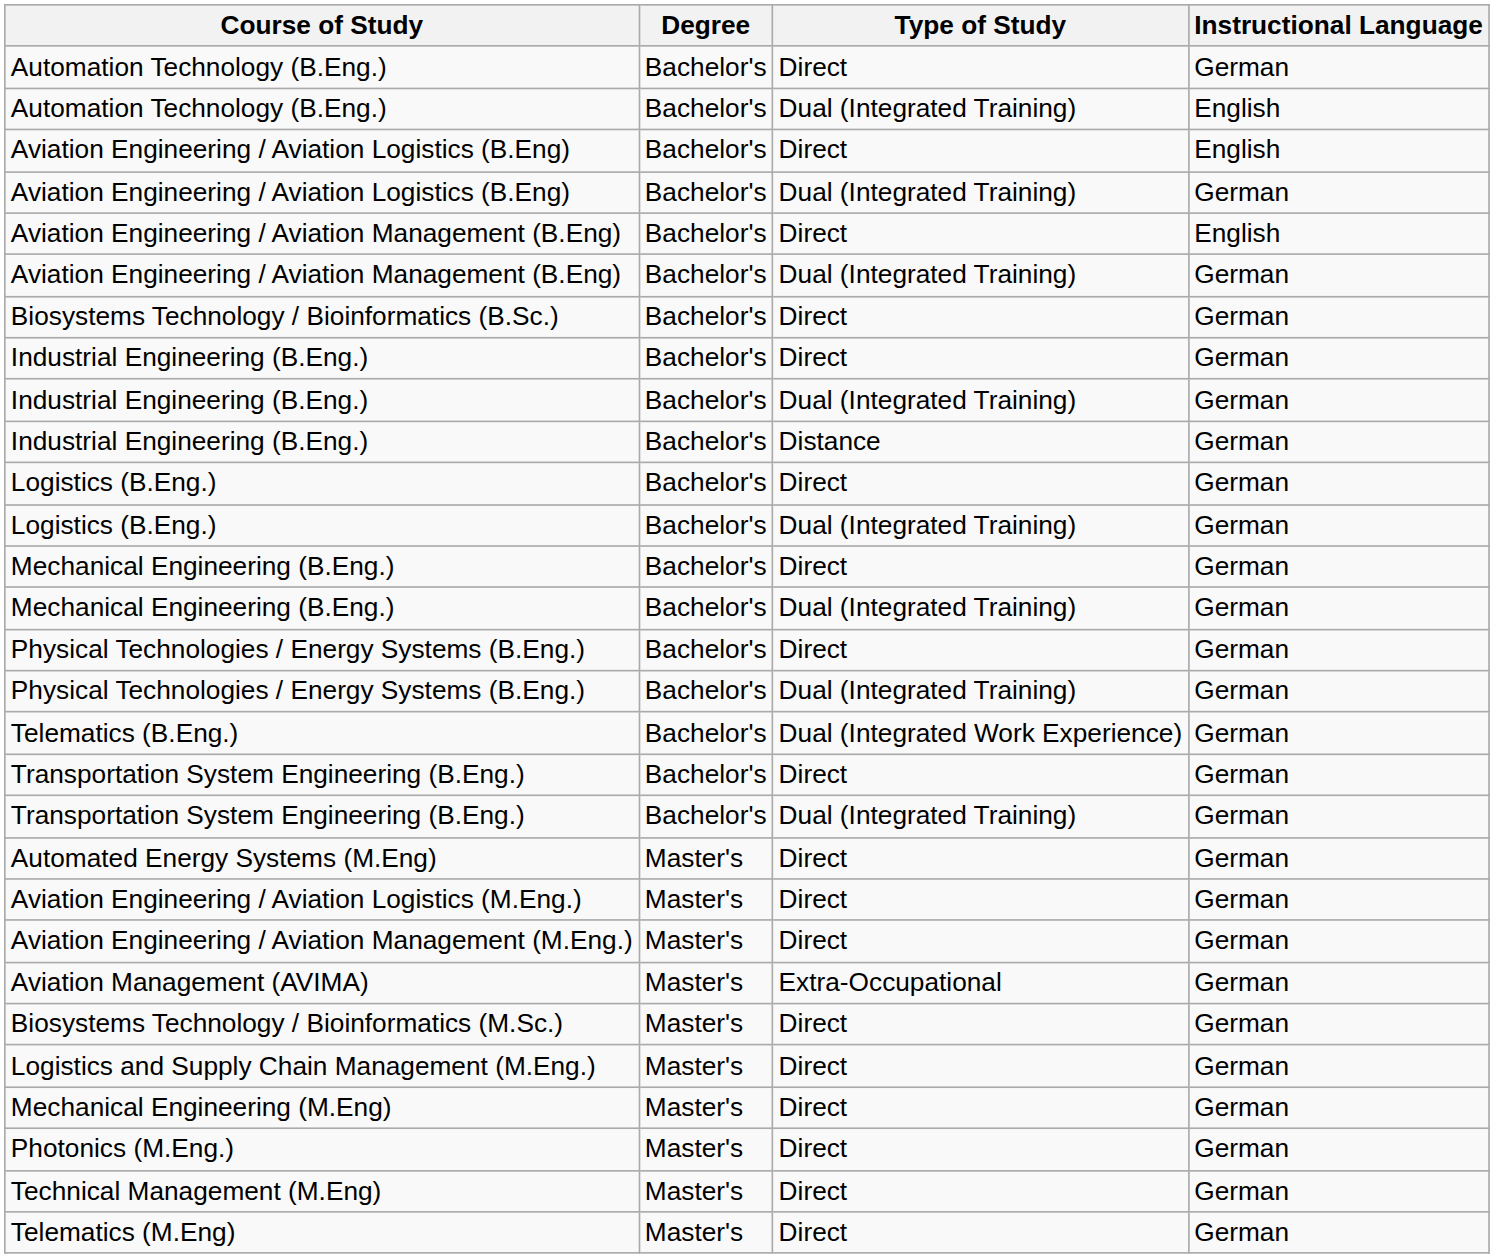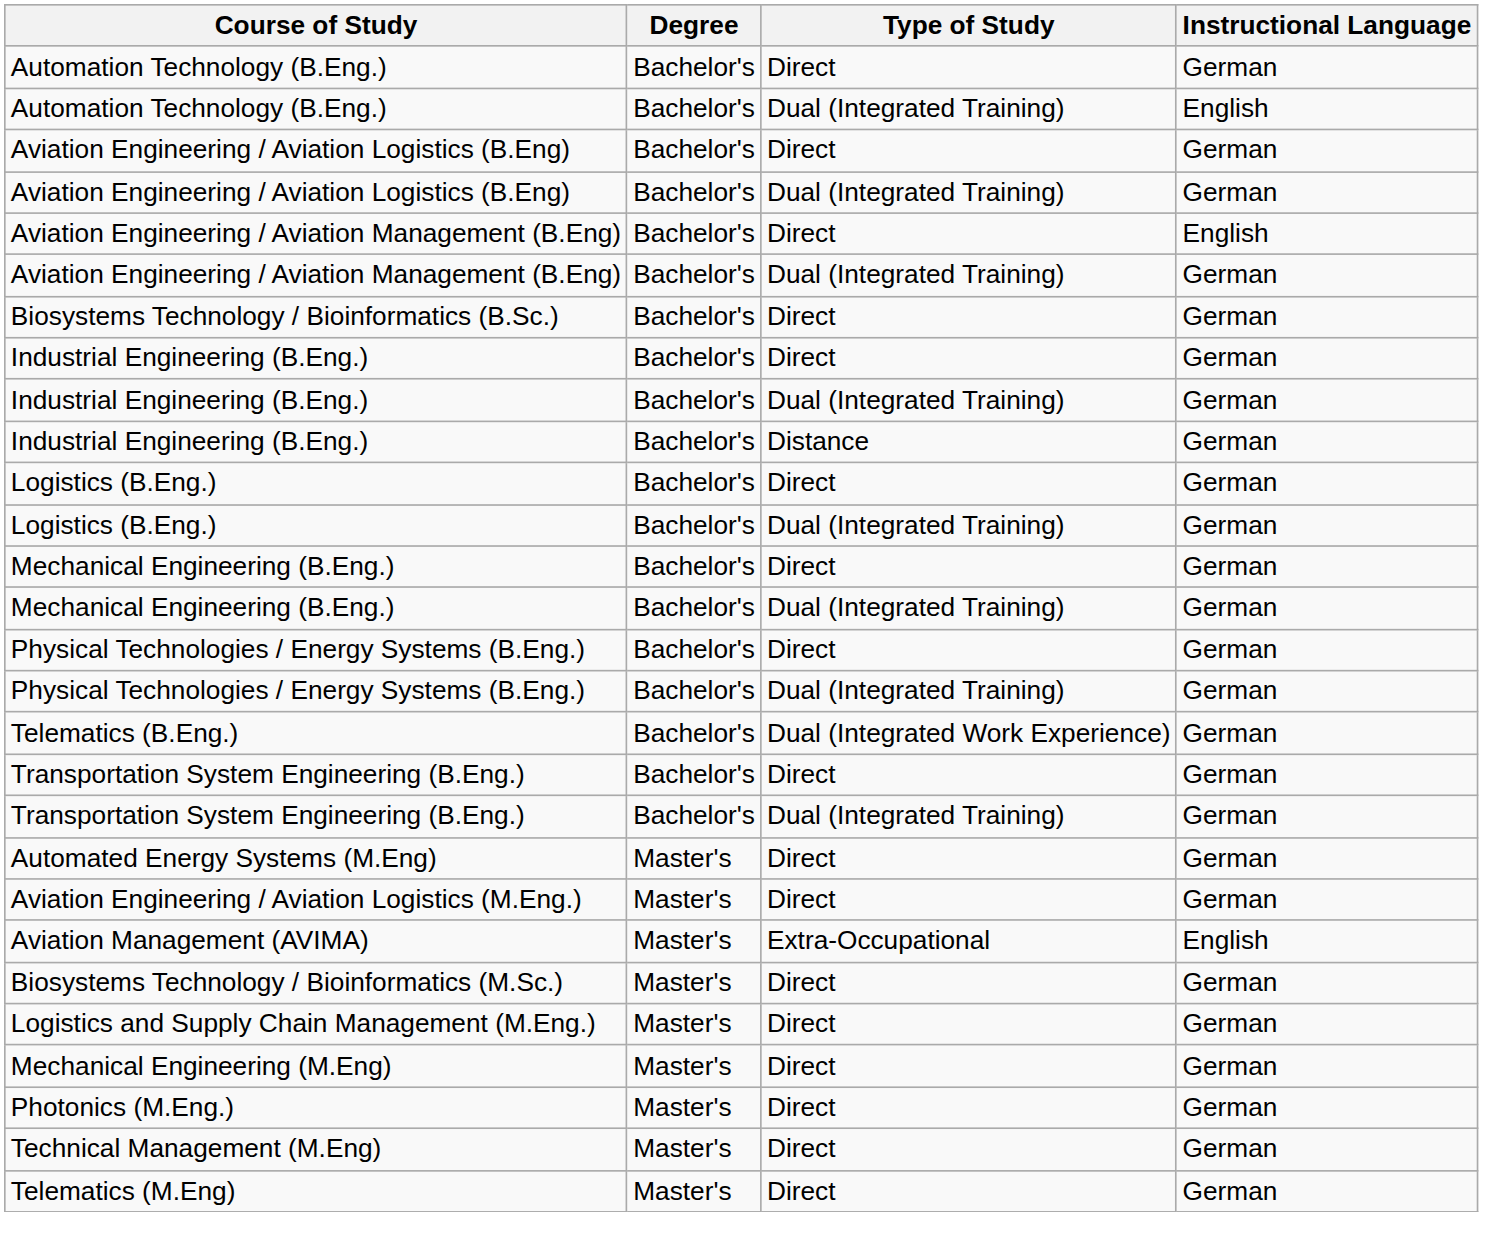(1237, 150) English -> (1230, 150) German
- row: (322, 940)
(1242, 982) German -> (1226, 940) English
